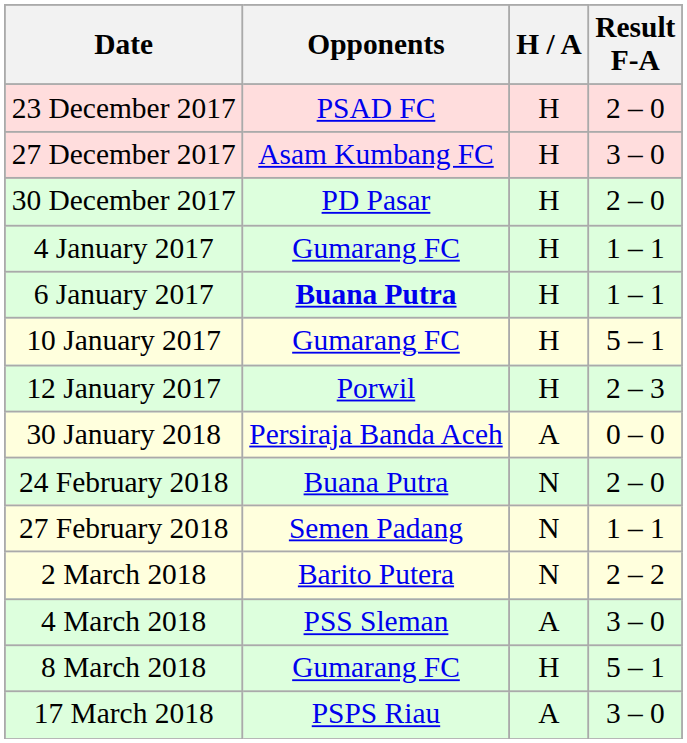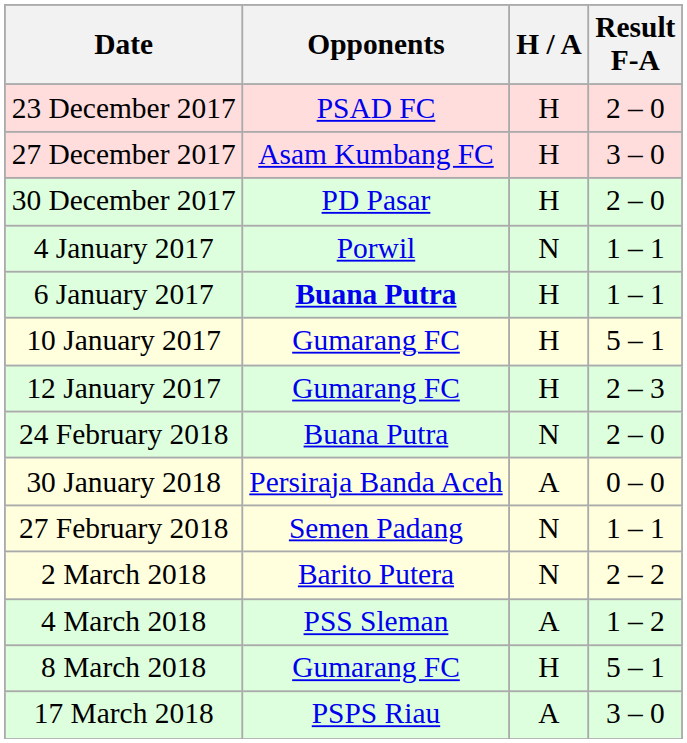(376, 247) Gumarang FC -> (376, 247) Porwil
(549, 247) H -> (549, 247) N
(376, 387) Porwil -> (376, 387) Gumarang FC
rows swapped: (124, 434) <-> (124, 481)
(635, 621) 3 – 0 -> (635, 621) 1 – 2
